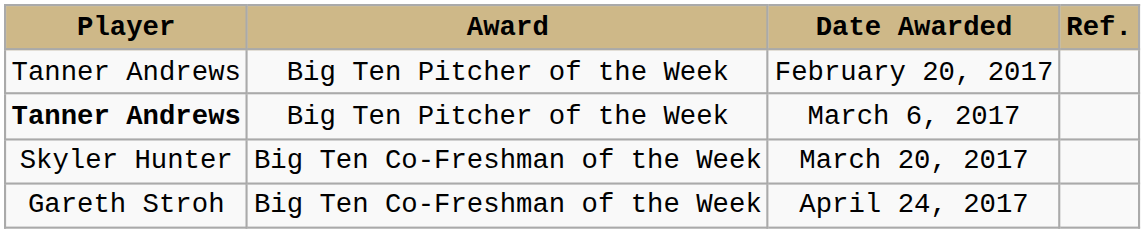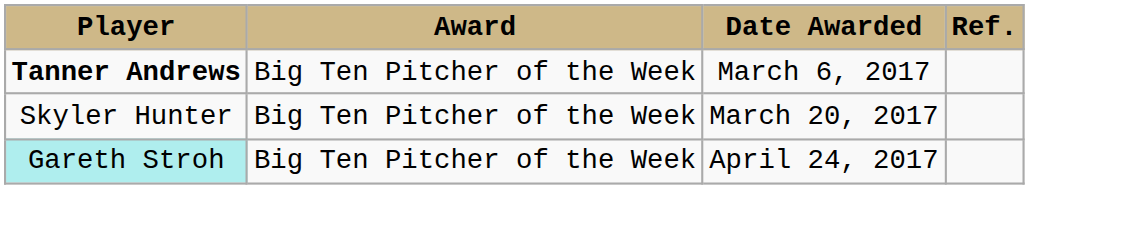- row: (914, 72)
(508, 161) Big Ten Co-Freshman of the Week -> (475, 116) Big Ten Pitcher of the Week
(126, 205) no background -> (126, 161) paleturquoise background
(508, 205) Big Ten Co-Freshman of the Week -> (475, 161) Big Ten Pitcher of the Week
